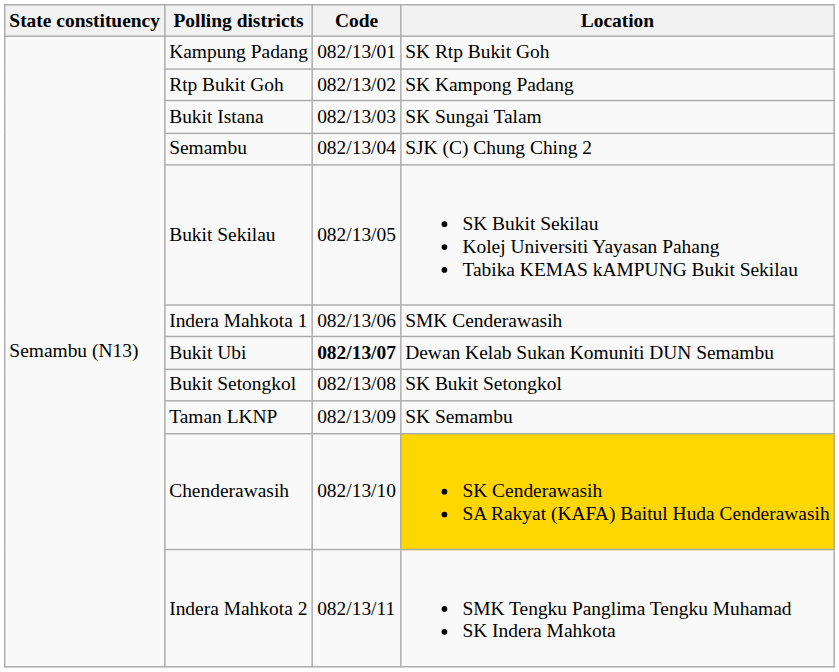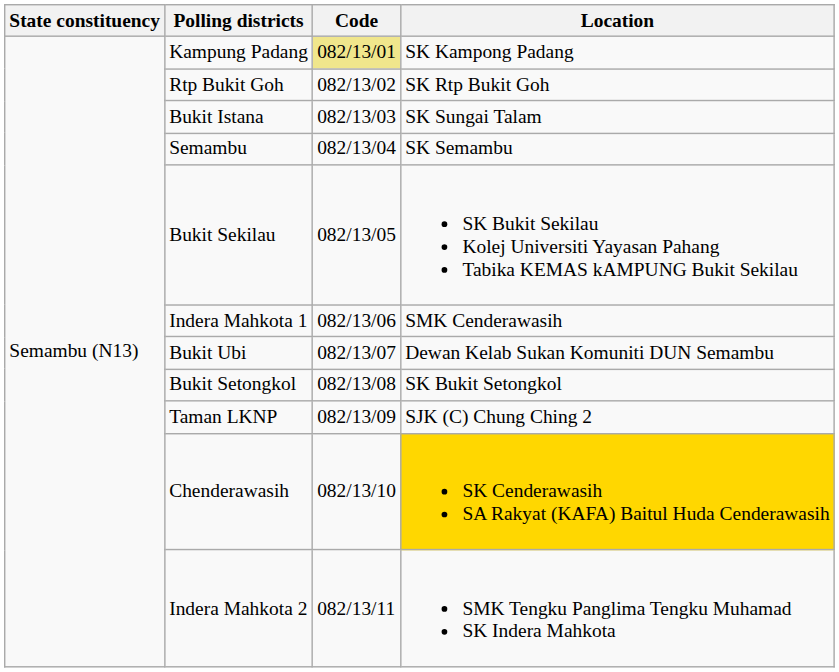(357, 52) no background -> (357, 52) khaki background
(477, 52) SK Rtp Bukit Goh -> (489, 52) SK Kampong Padang
(489, 84) SK Kampong Padang -> (477, 84) SK Rtp Bukit Goh
(499, 148) SJK (C) Chung Ching 2 -> (459, 148) SK Semambu
(357, 352) bold -> (357, 352) normal
(459, 416) SK Semambu -> (499, 416) SJK (C) Chung Ching 2
